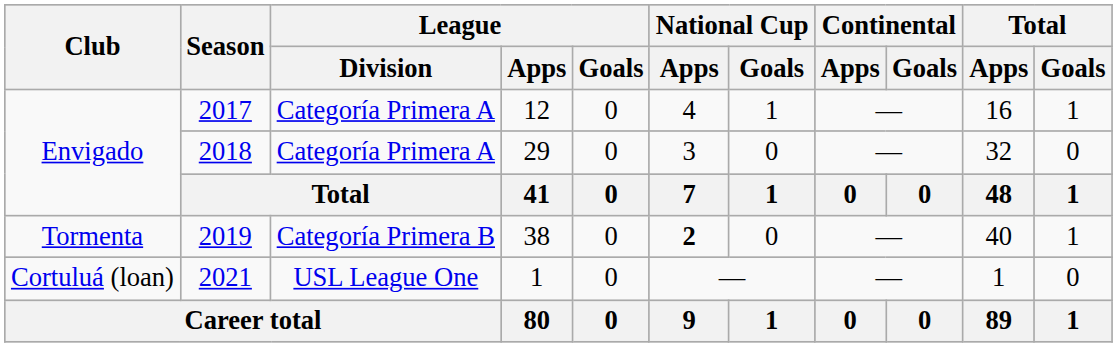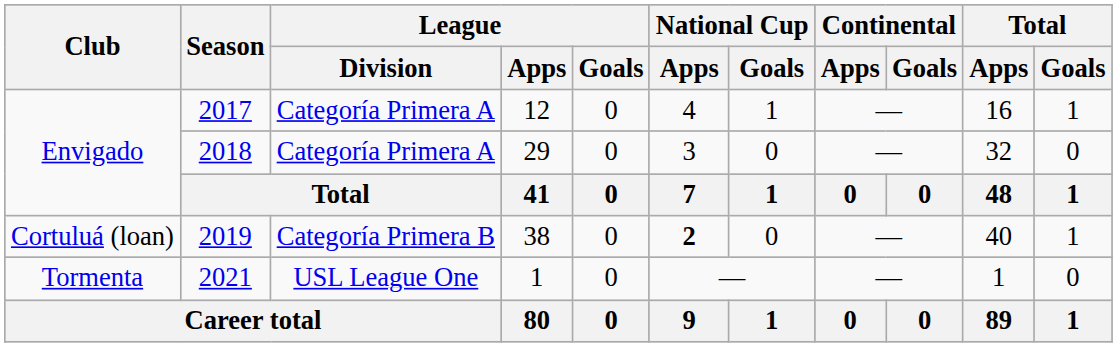(92, 236) Tormenta -> (92, 236) Cortuluá (loan)
(92, 278) Cortuluá (loan) -> (92, 278) Tormenta
